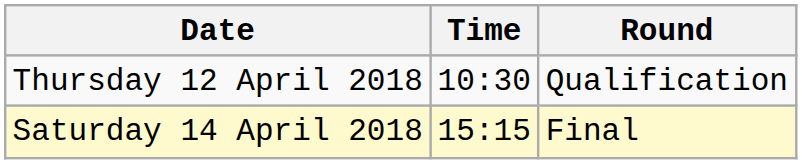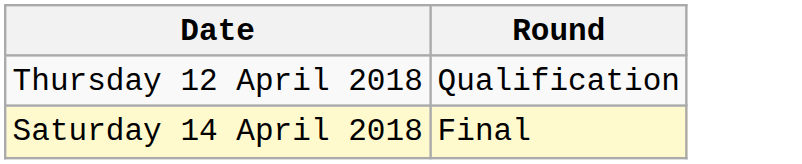- column: (484, 31)
